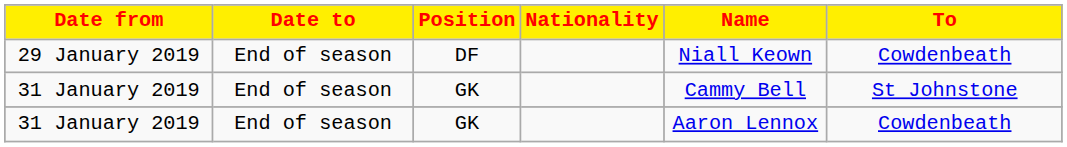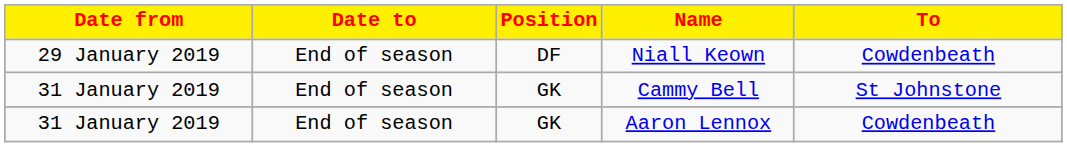- column: (592, 22)
